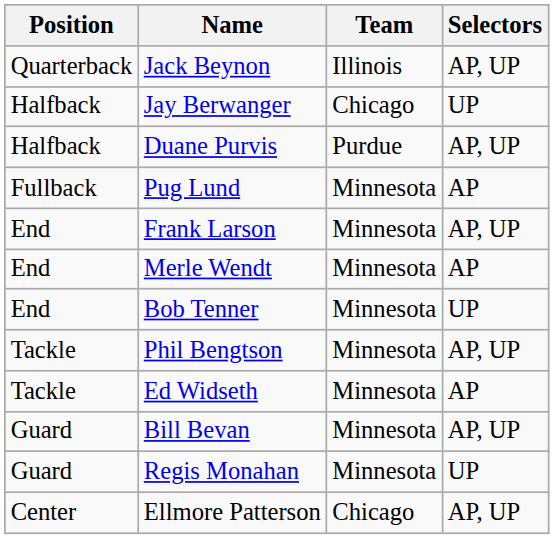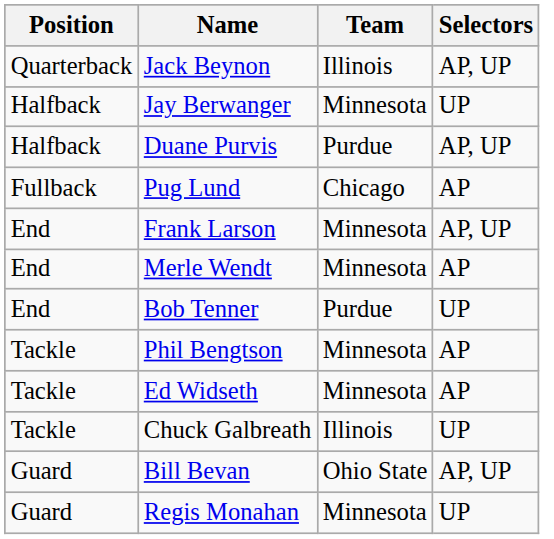(373, 106) Chicago -> (375, 106) Minnesota
(384, 187) Minnesota -> (364, 187) Chicago
(384, 309) Minnesota -> (358, 309) Purdue
(484, 350) AP, UP -> (455, 350) AP
+ row: (228, 431)
(384, 431) Minnesota -> (375, 471) Ohio State
- row: (232, 512)
